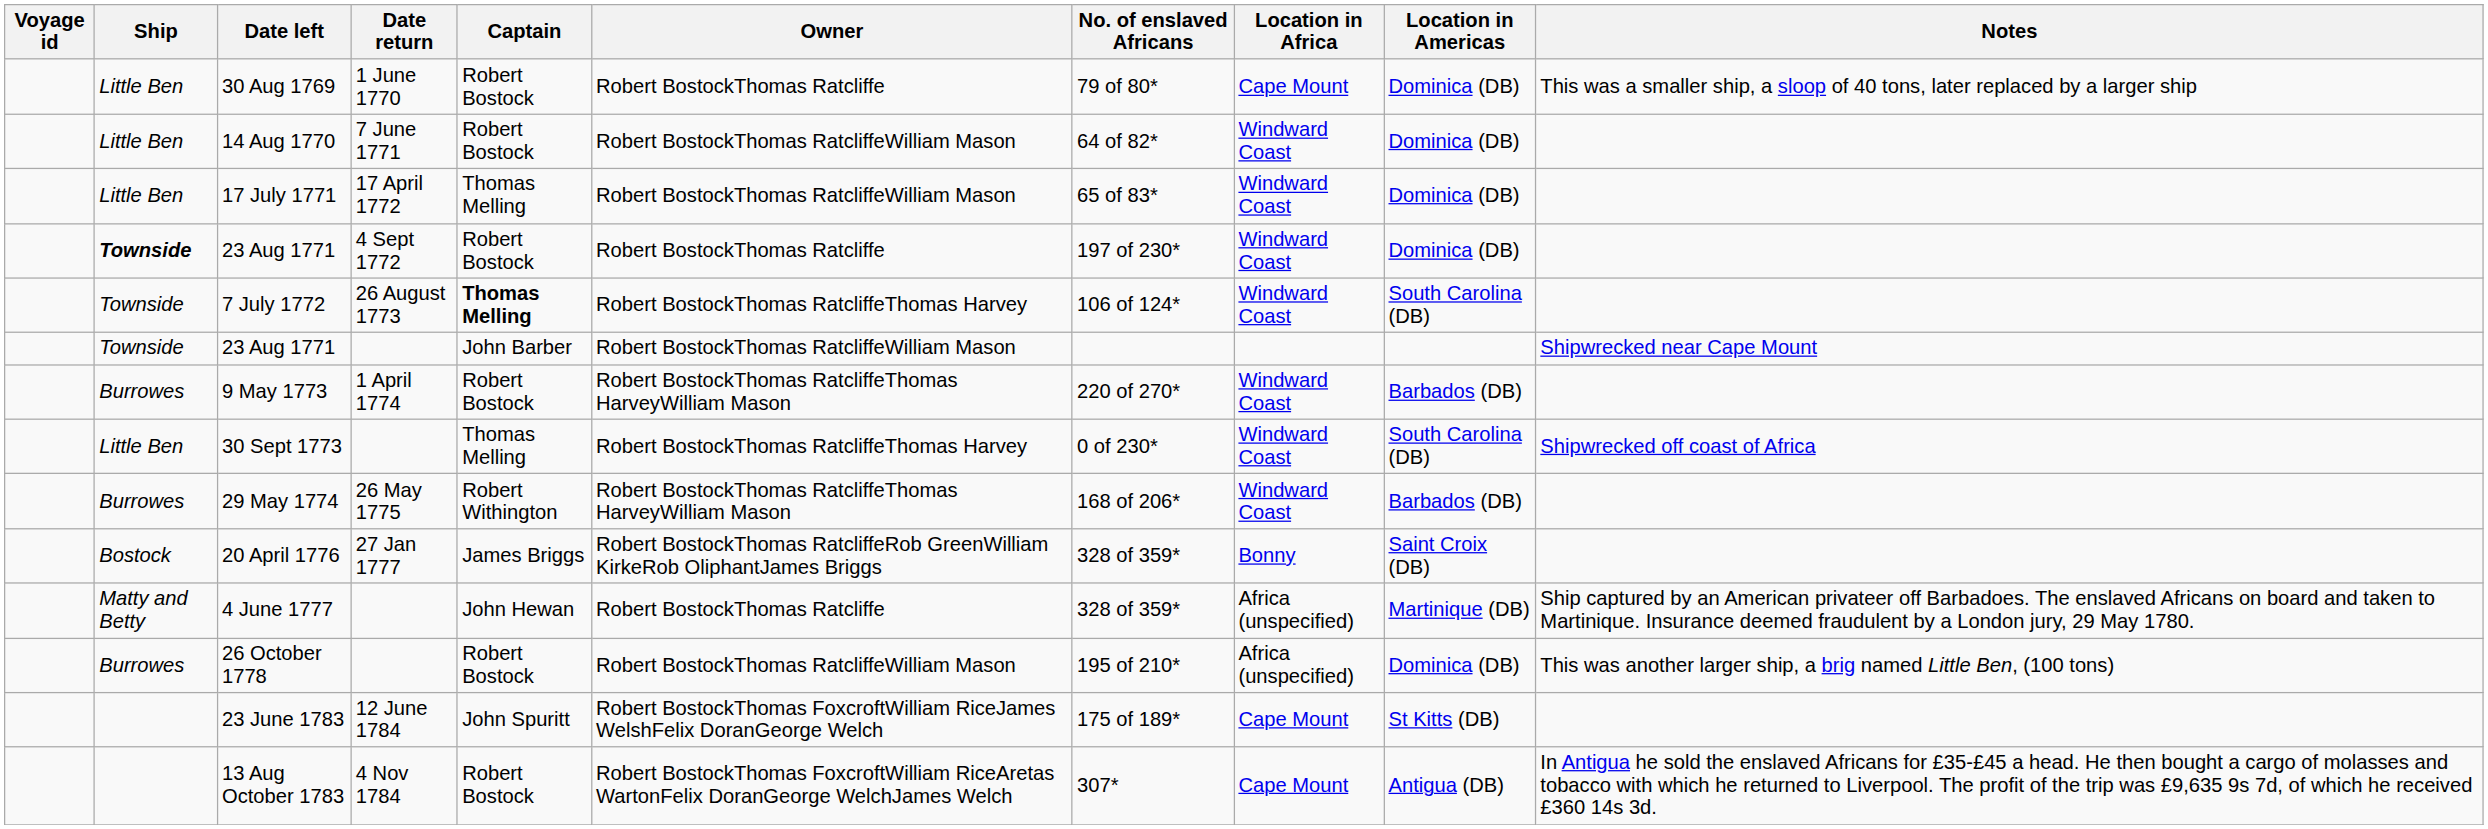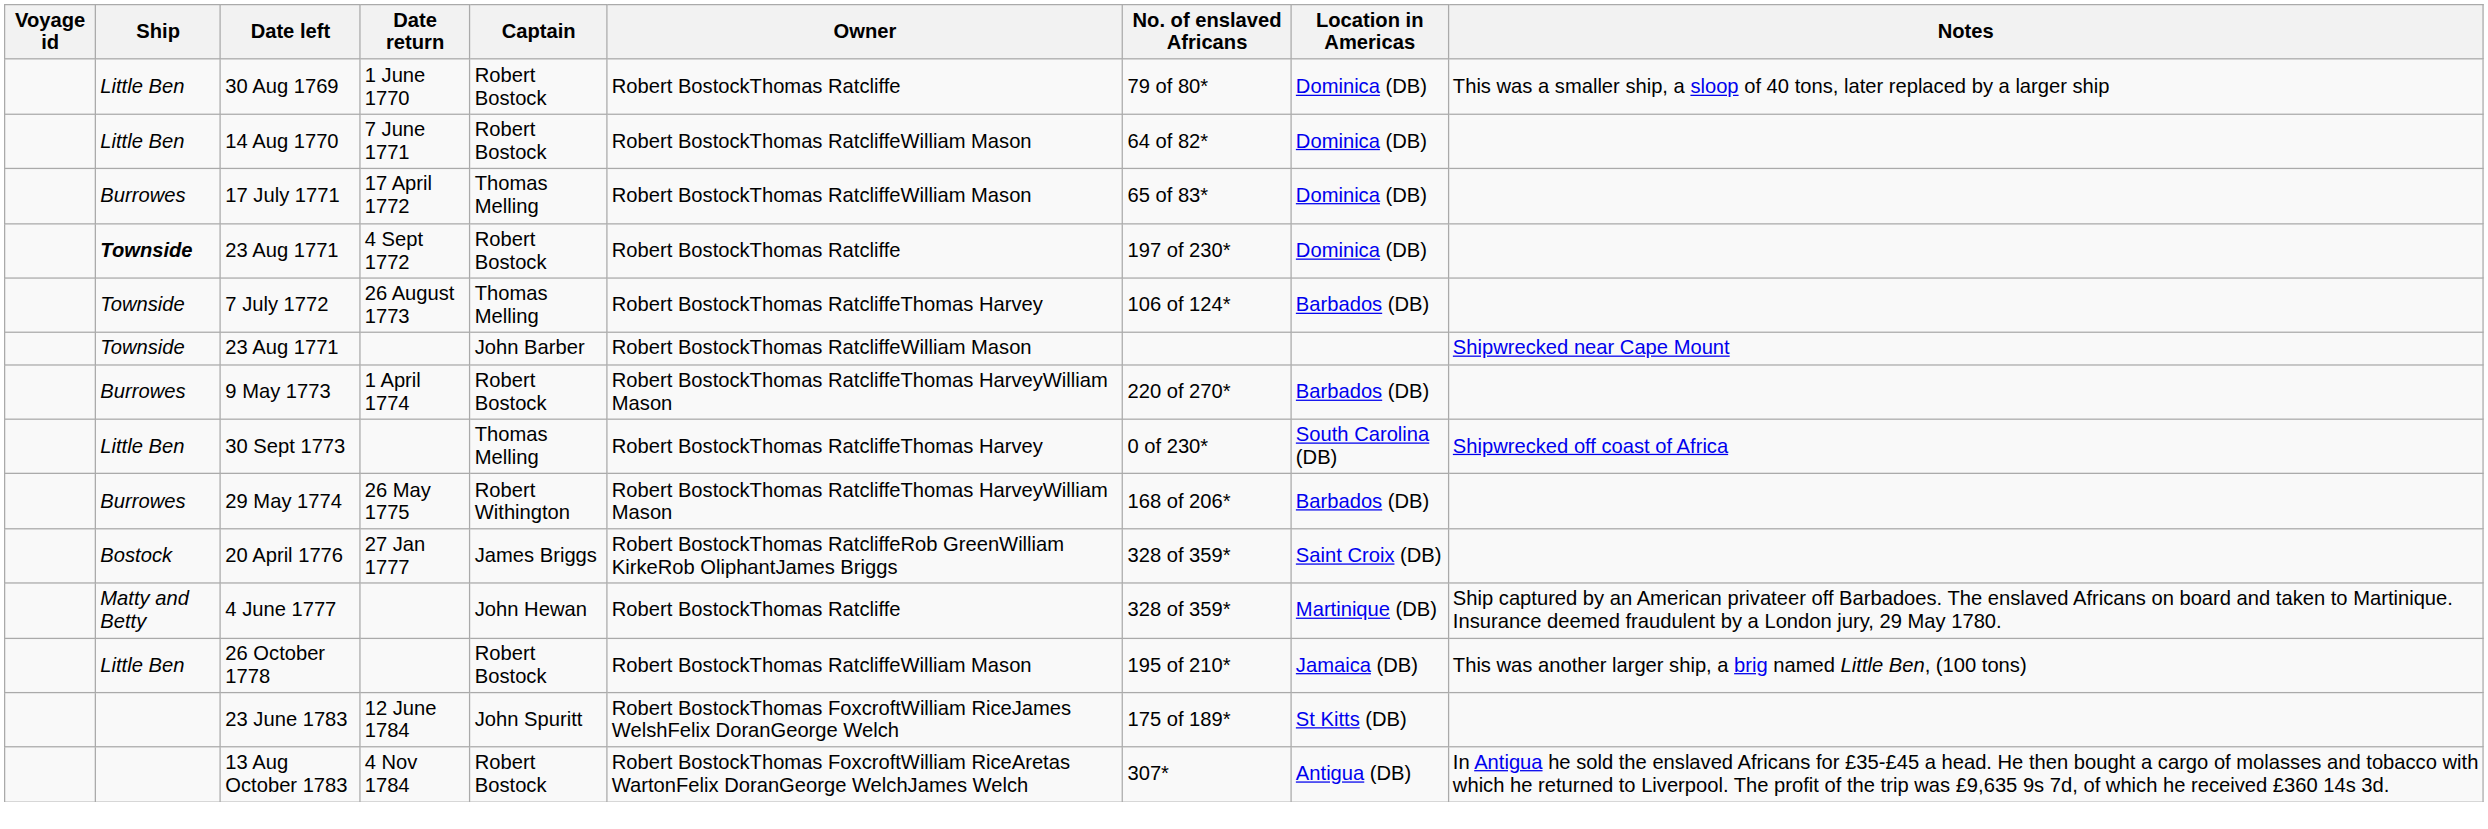- column: (1309, 31)
(141, 195) Little Ben -> (143, 195) Burrowes
(501, 305) bold -> (511, 305) normal
(1455, 305) South Carolina (DB) -> (1363, 305) Barbados (DB)
(142, 664) Burrowes -> (142, 664) Little Ben
(1454, 664) Dominica (DB) -> (1357, 664) Jamaica (DB)
